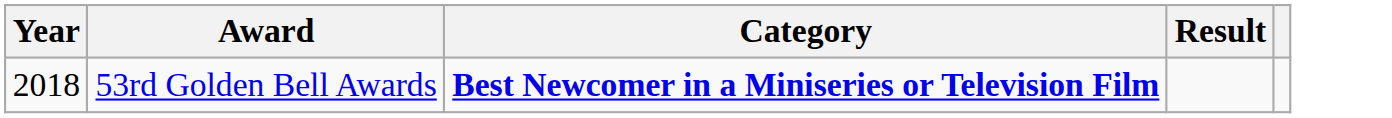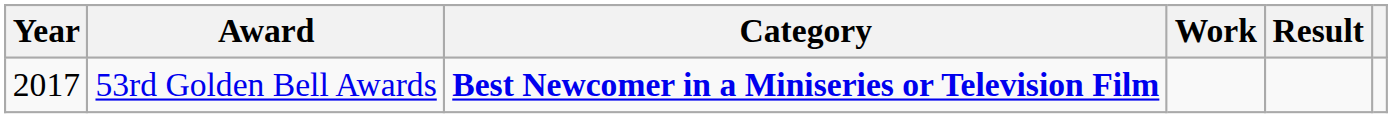+ column: (1216, 31)
(46, 84) 2018 -> (46, 84) 2017
